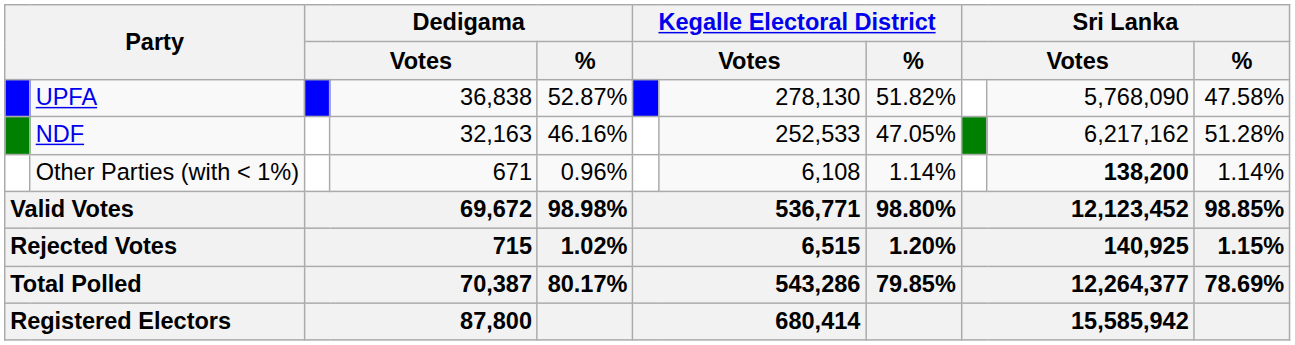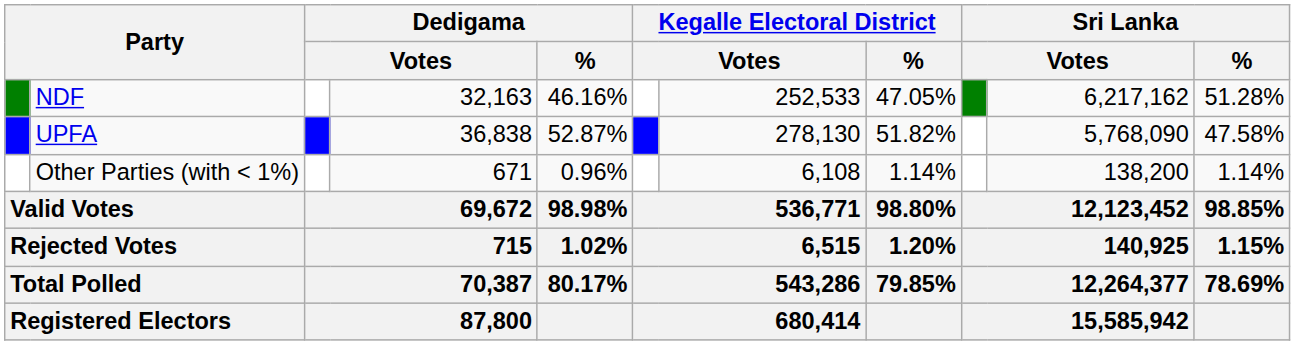rows swapped: (66, 97) <-> (60, 135)
(1146, 172) bold -> (1146, 172) normal
